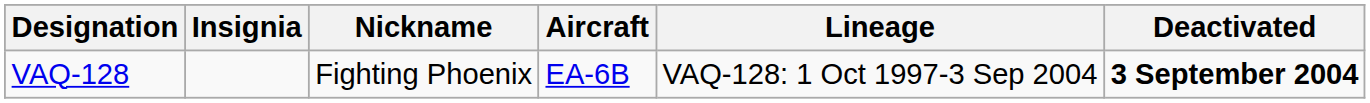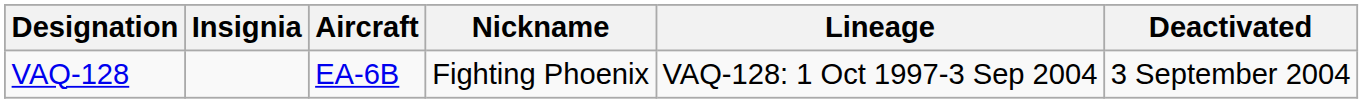columns swapped: (424, 27) <-> (597, 27)
(1235, 73) bold -> (1231, 73) normal
